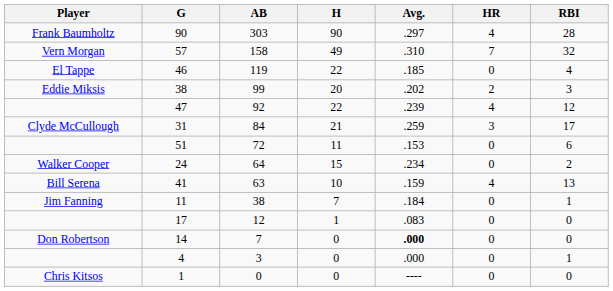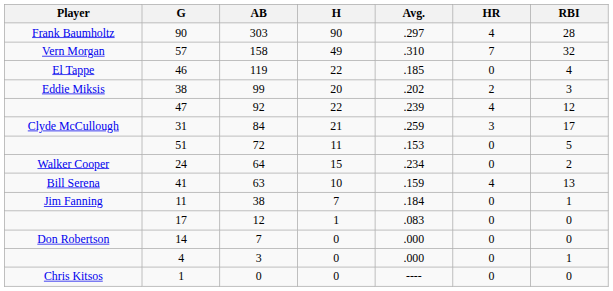(569, 145) 6 -> (569, 145) 5
(414, 239) bold -> (414, 239) normal
